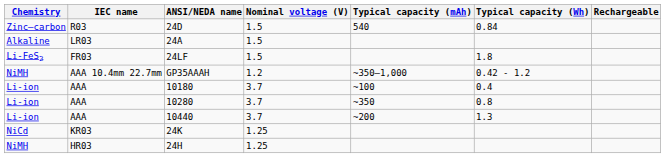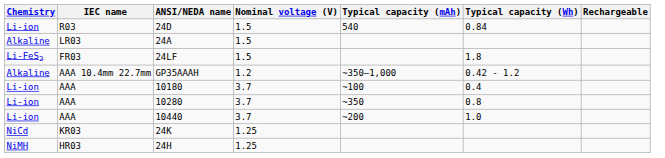(36, 26) Zinc–carbon -> (23, 26) Li-ion
(17, 73) NiMH -> (28, 73) Alkaline
(484, 116) 1.3 -> (473, 116) 1.0
